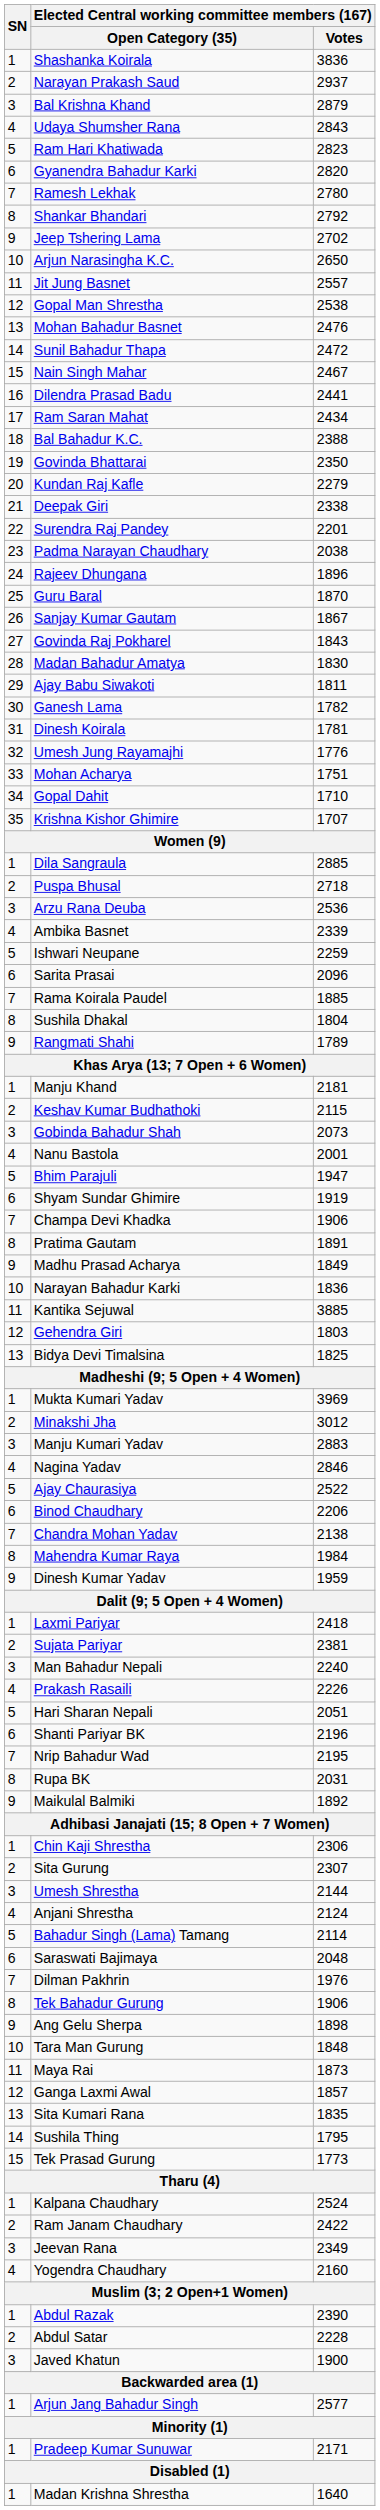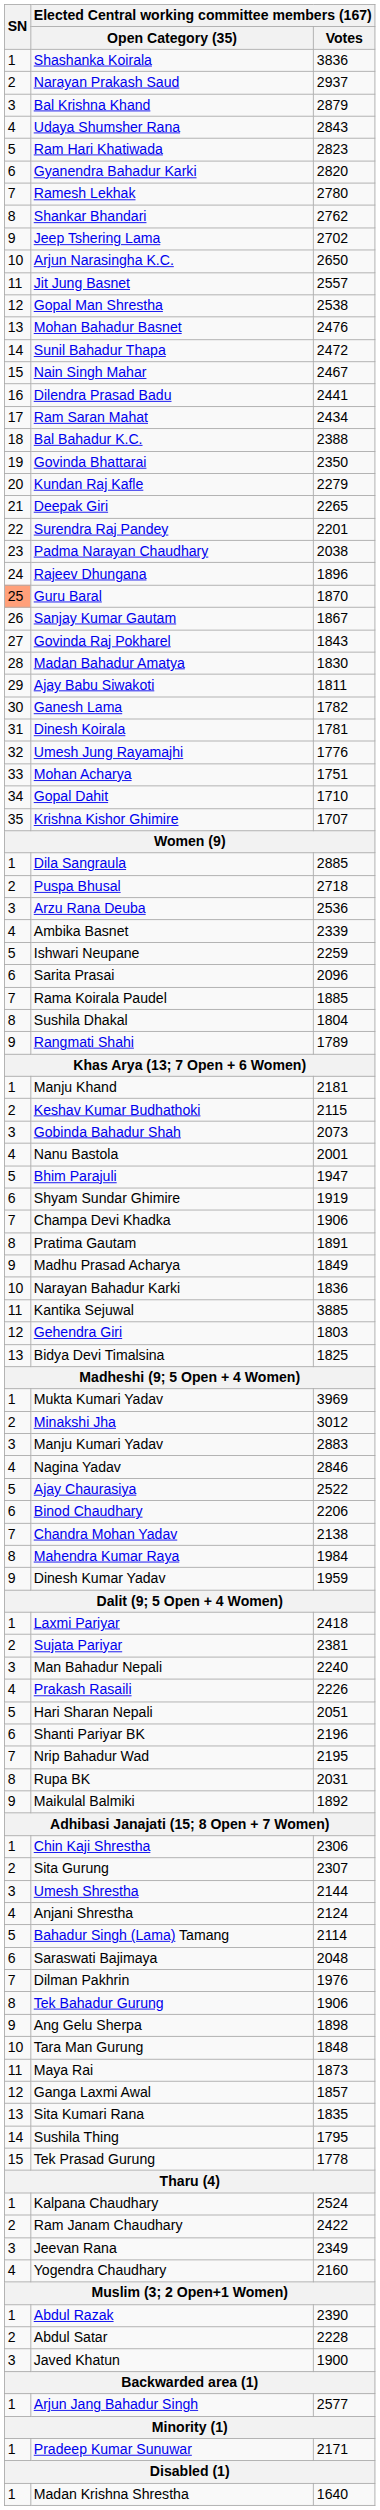(333, 216) 2792 -> (333, 216) 2762
(333, 506) 2338 -> (333, 506) 2265
(16, 596) no background -> (16, 596) lightsalmon background
(333, 2159) 1773 -> (333, 2159) 1778
